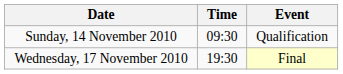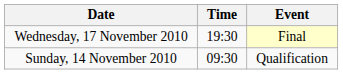rows swapped: (101, 36) <-> (101, 58)
